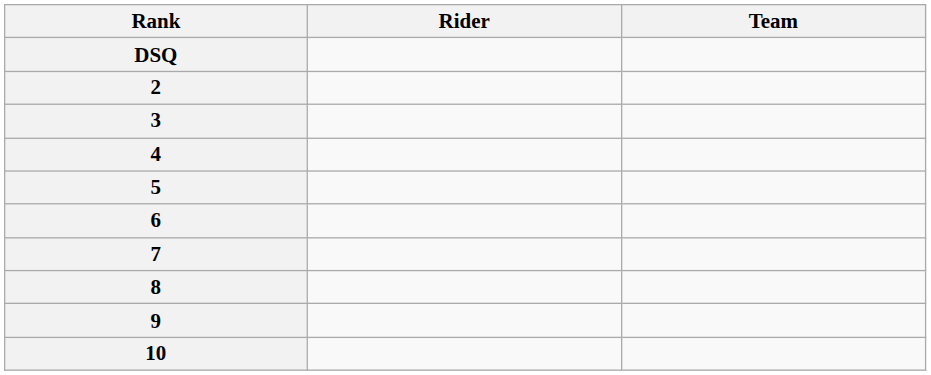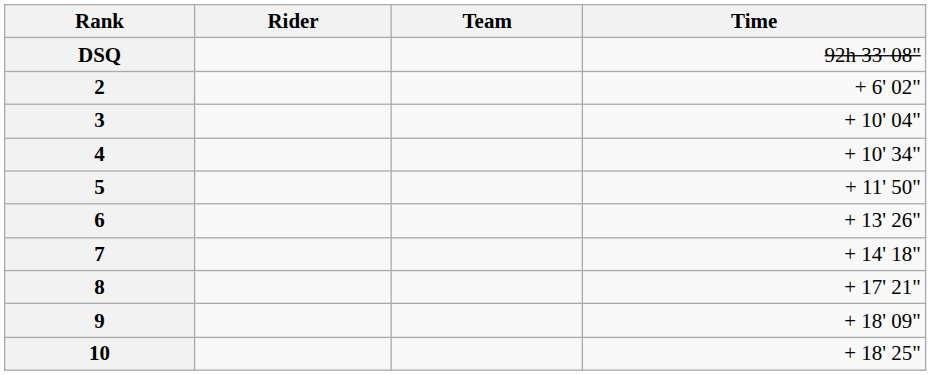+ column: (754, 21)
